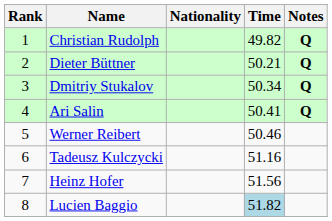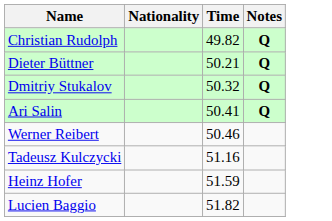- column: (25, 16)
(264, 87) 50.34 -> (223, 87) 50.32
(264, 181) 51.56 -> (223, 181) 51.59
(264, 205) lightblue background -> (223, 205) no background
